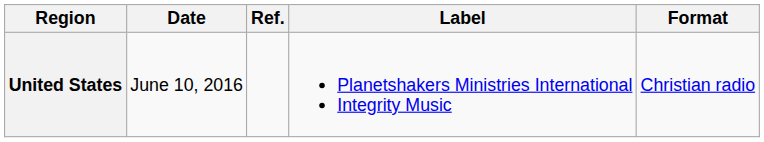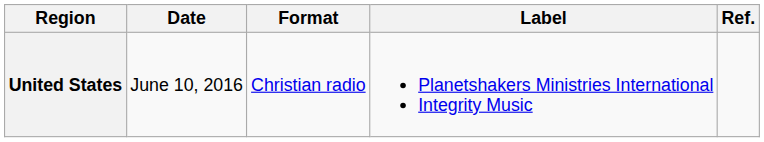columns swapped: (698, 18) <-> (268, 18)
